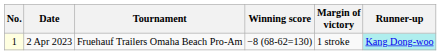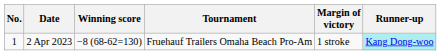columns swapped: (160, 19) <-> (280, 19)
(14, 41) lightyellow background -> (14, 41) no background
